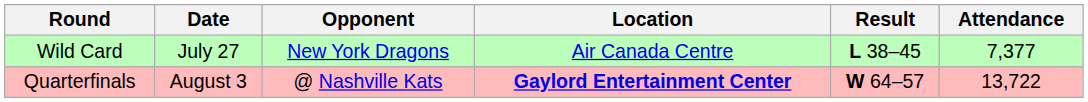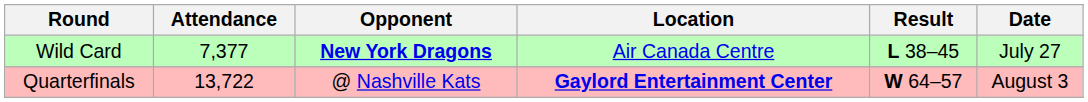columns swapped: (208, 19) <-> (1011, 19)
(368, 50) normal -> (406, 50) bold
